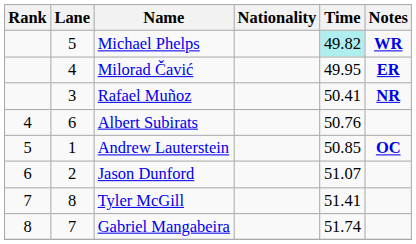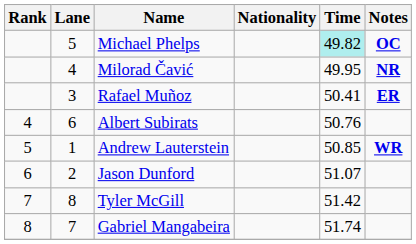(388, 43) WR -> (388, 43) OC
(388, 69) ER -> (388, 69) NR
(388, 95) NR -> (388, 95) ER
(388, 148) OC -> (388, 148) WR
(342, 200) 51.41 -> (342, 200) 51.42
